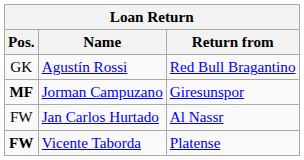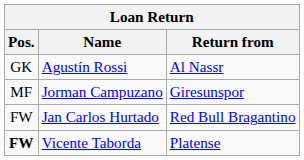(233, 67) Red Bull Bragantino -> (197, 67) Al Nassr
(21, 92) bold -> (21, 92) normal
(197, 117) Al Nassr -> (233, 117) Red Bull Bragantino
